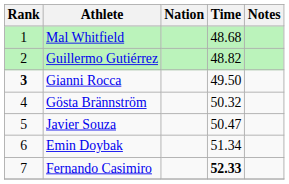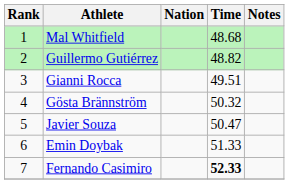(24, 80) bold -> (24, 80) normal
(226, 80) 49.50 -> (226, 80) 49.51
(226, 146) 51.34 -> (226, 146) 51.33
